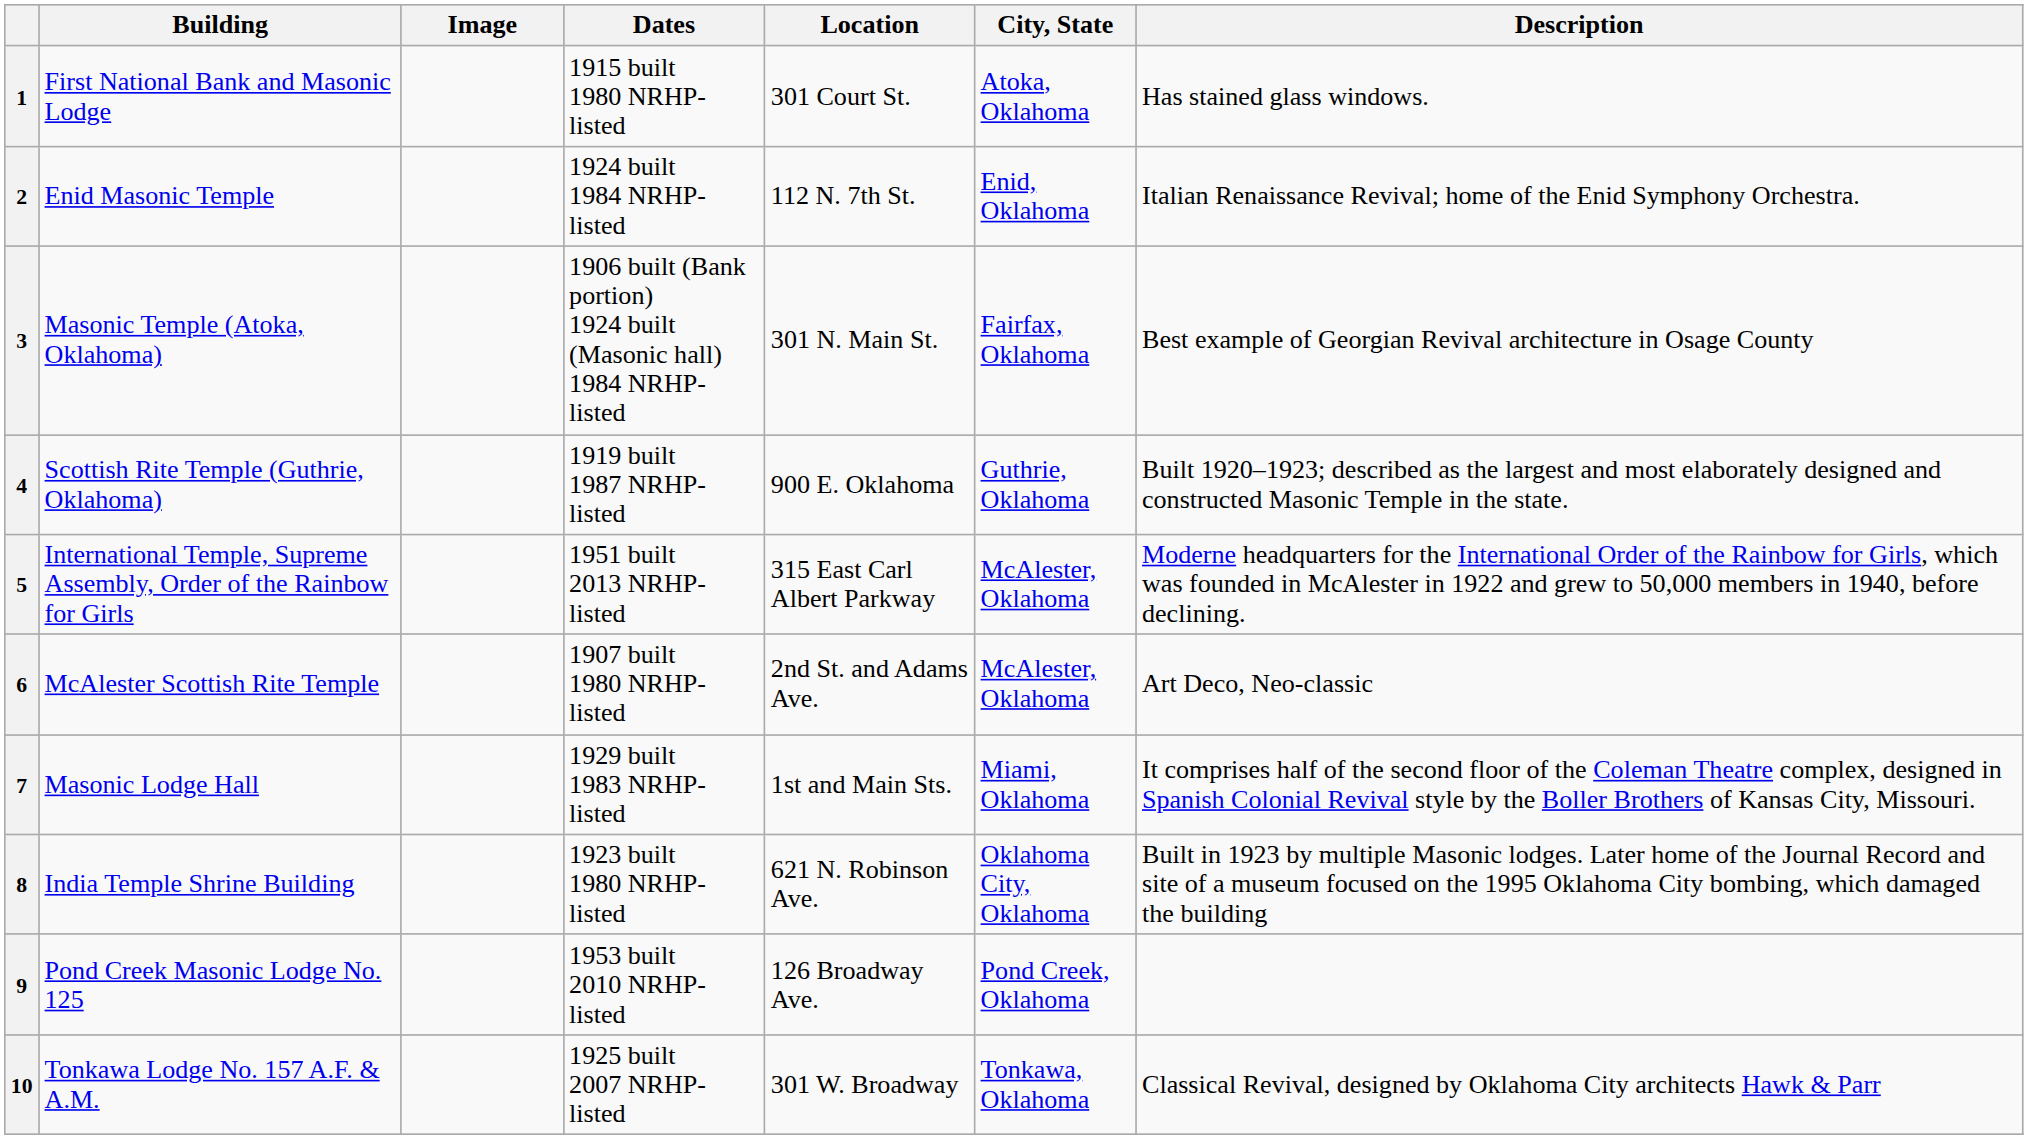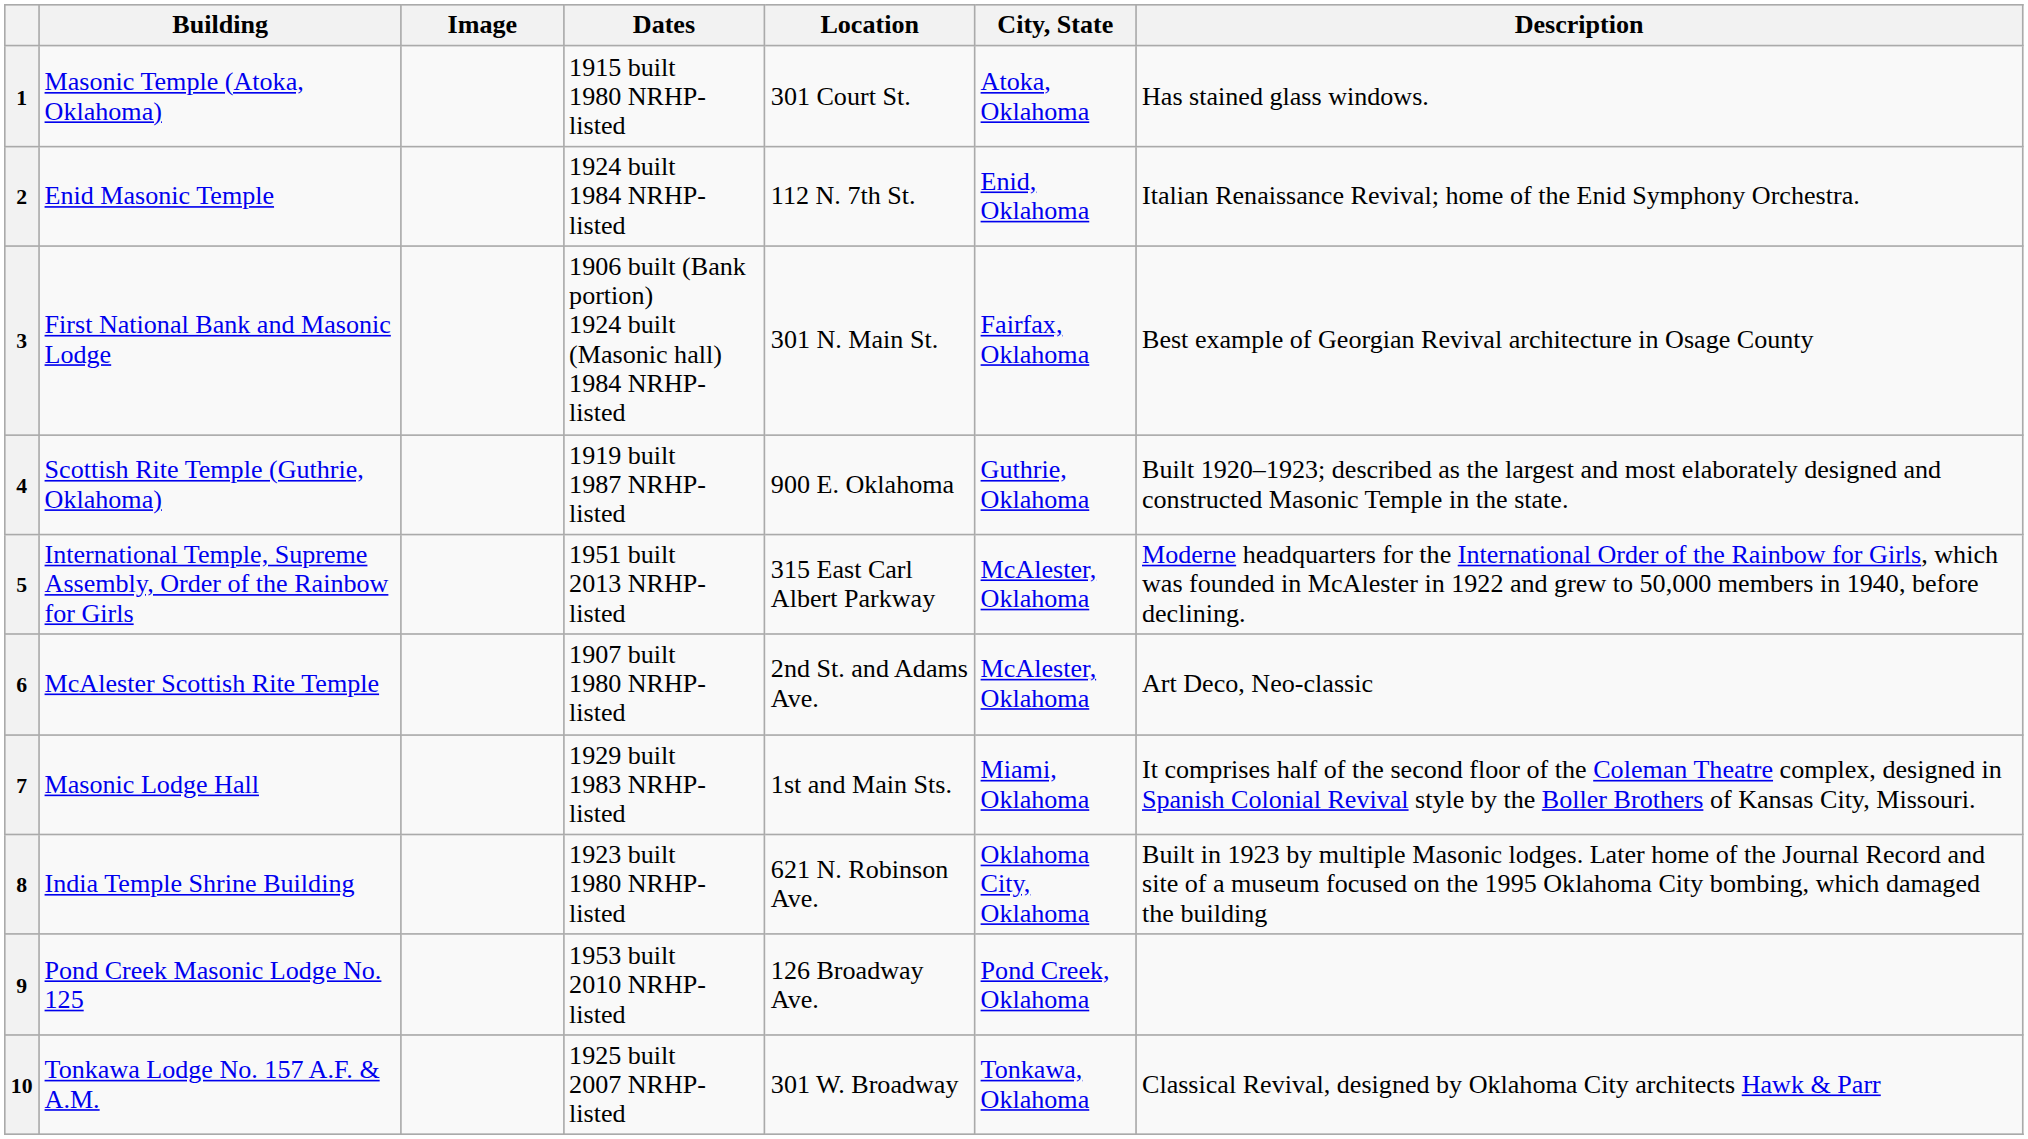(218, 95) First National Bank and Masonic Lodge -> (174, 95) Masonic Temple (Atoka, Oklahoma)
(174, 339) Masonic Temple (Atoka, Oklahoma) -> (218, 339) First National Bank and Masonic Lodge
